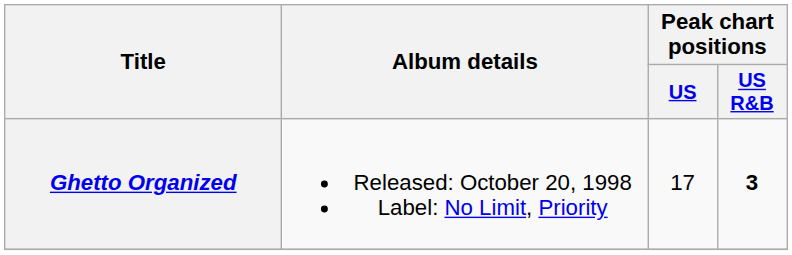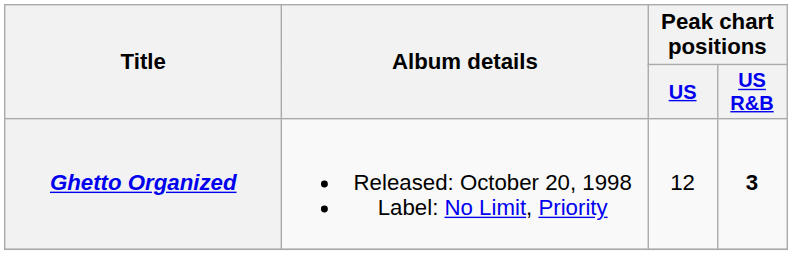(683, 183) 17 -> (683, 183) 12
